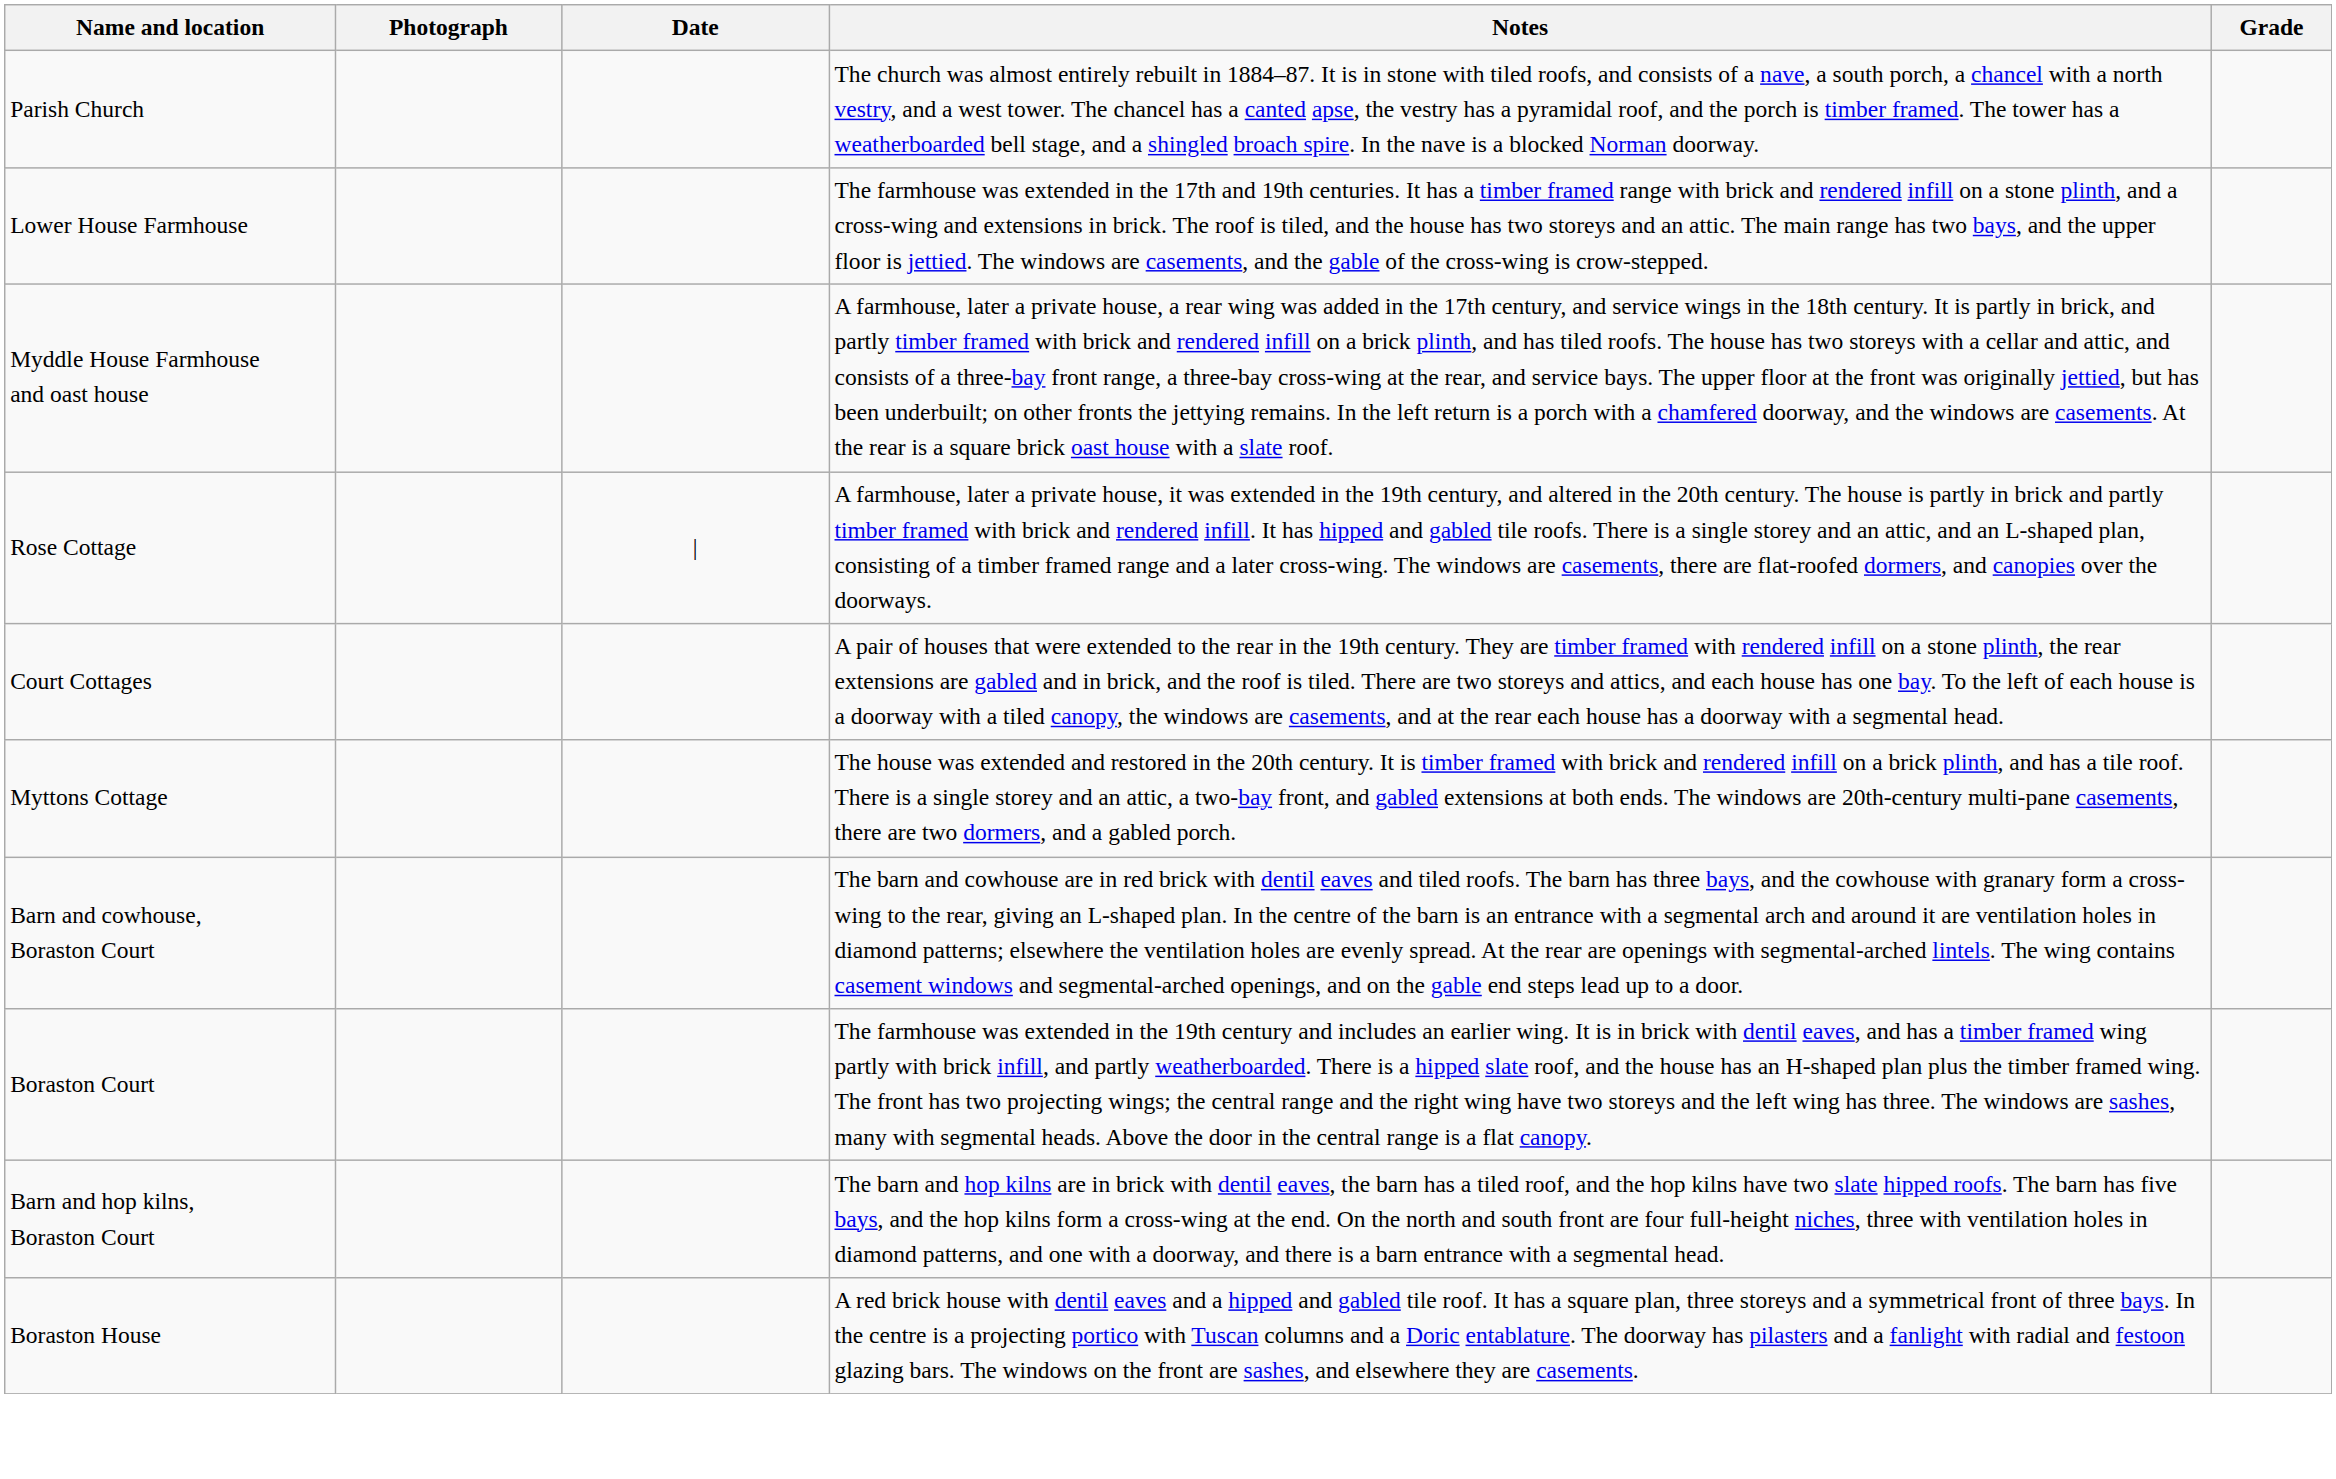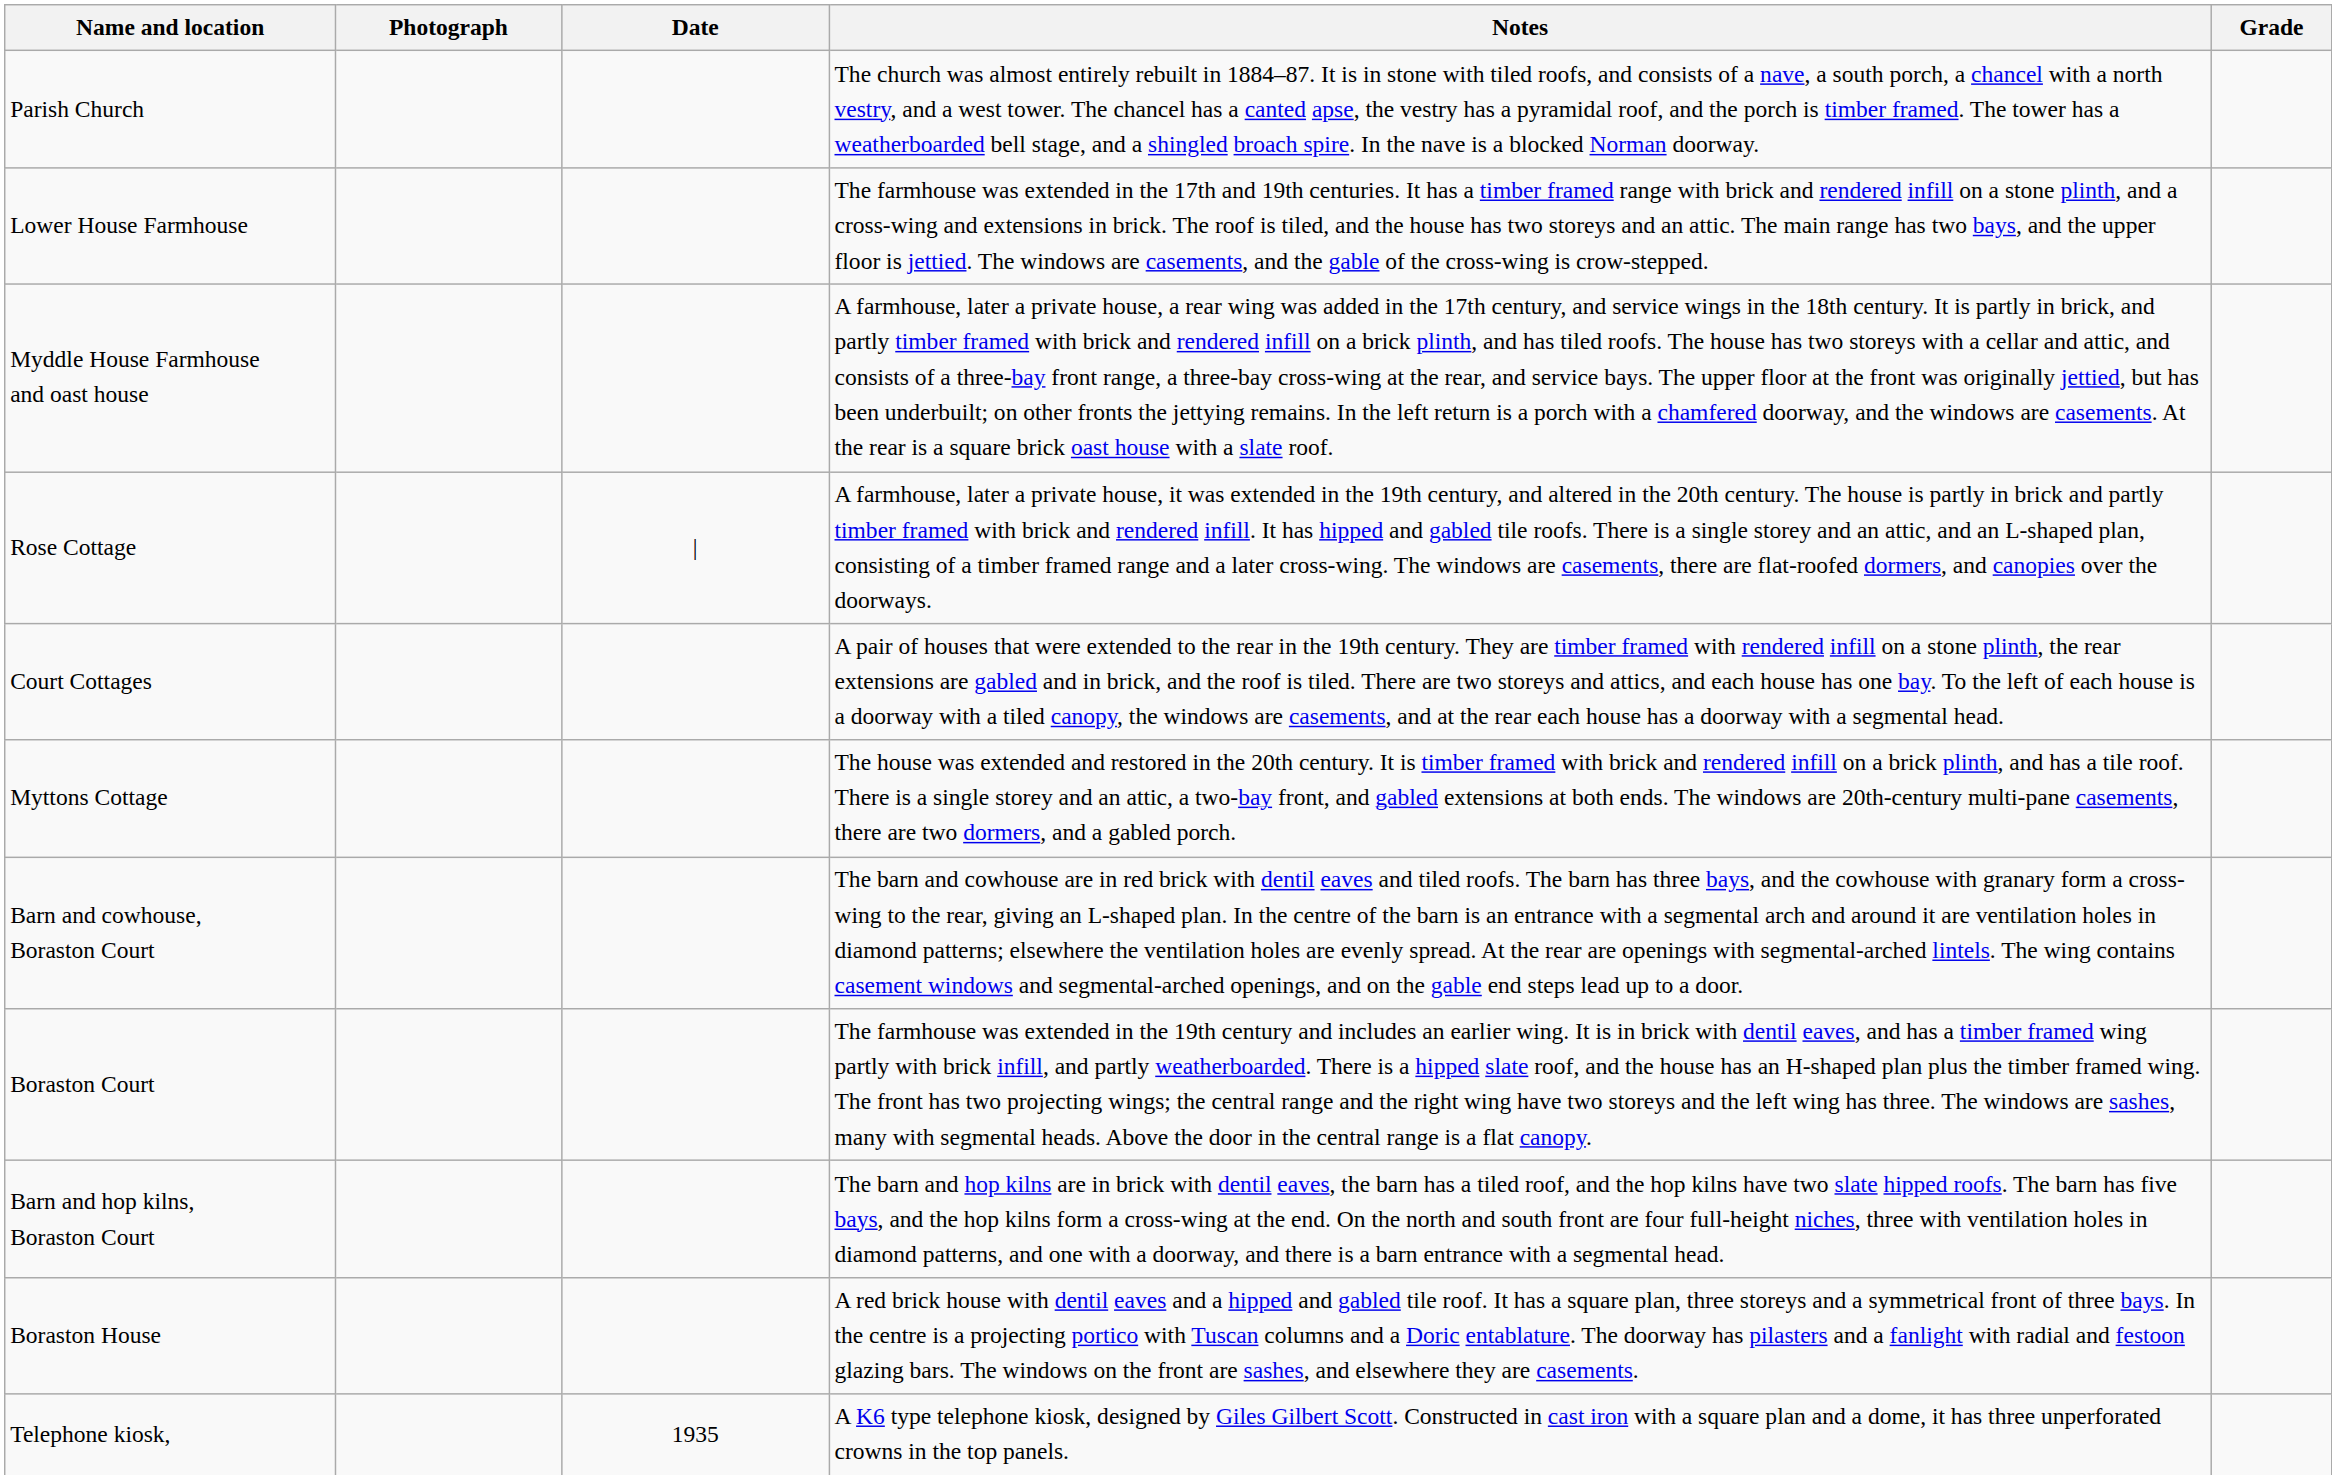+ row: (90, 1434)
